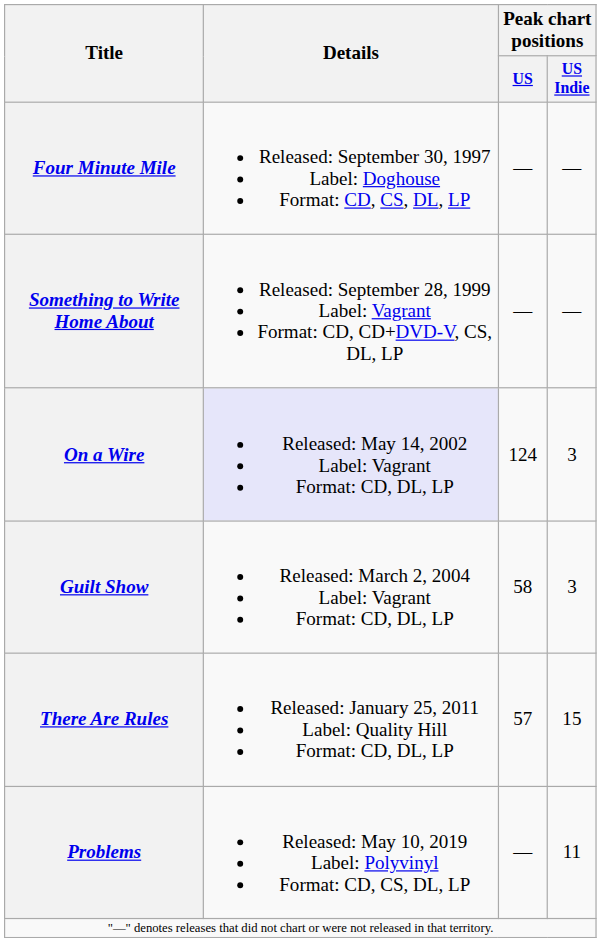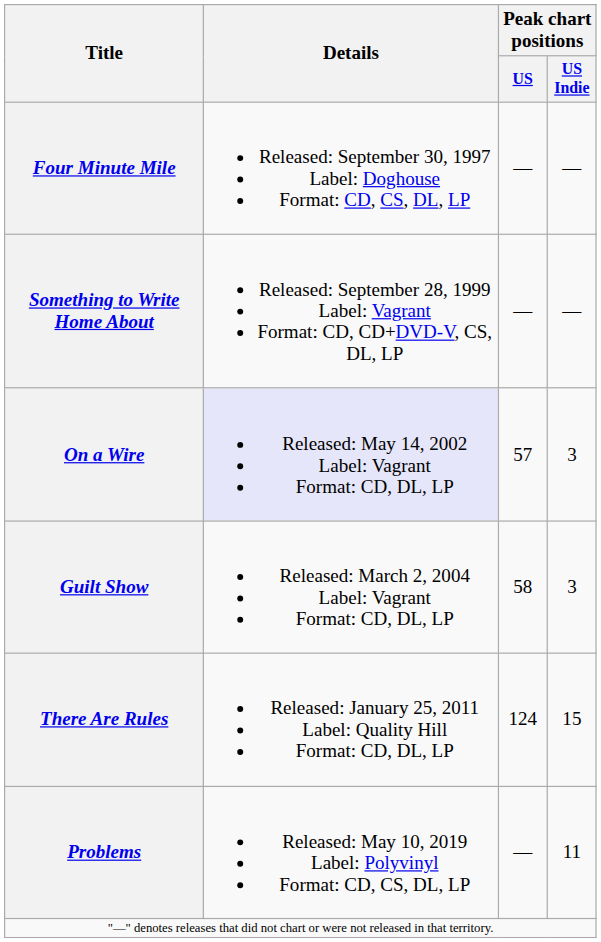(523, 454) 124 -> (523, 454) 57
(523, 719) 57 -> (523, 719) 124
